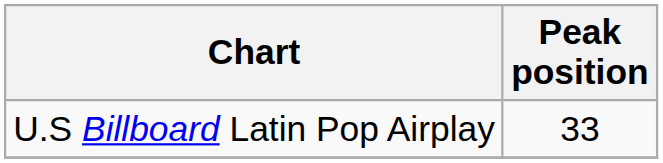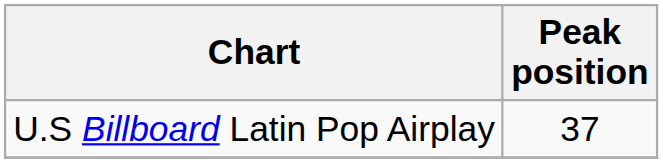(580, 128) 33 -> (580, 128) 37
